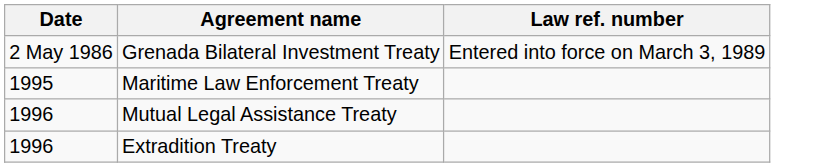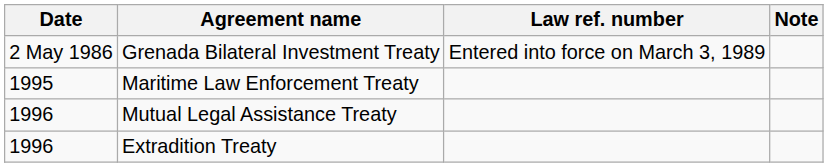+ column: (796, 20)
